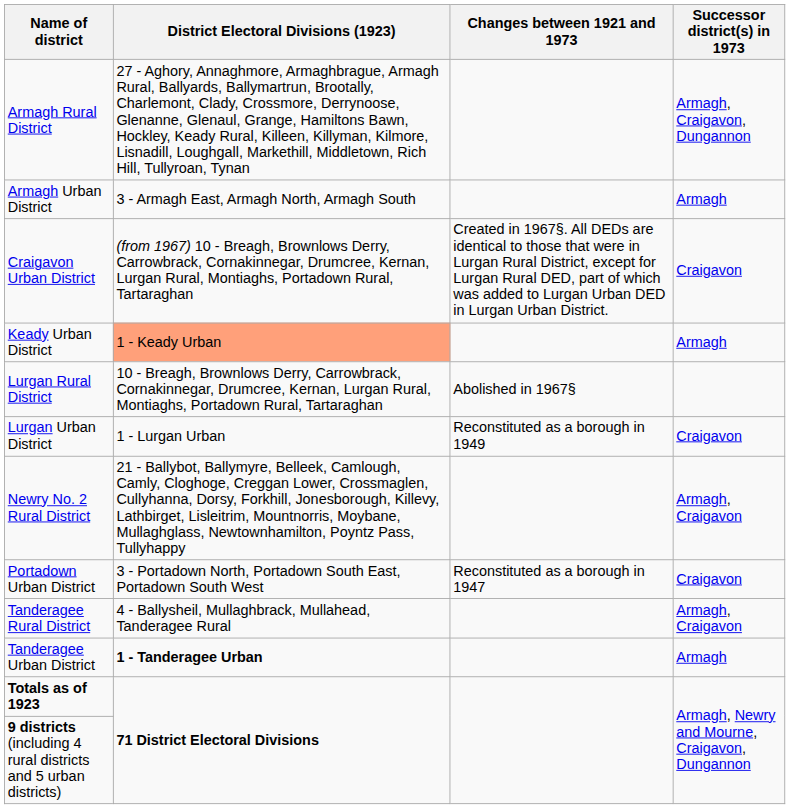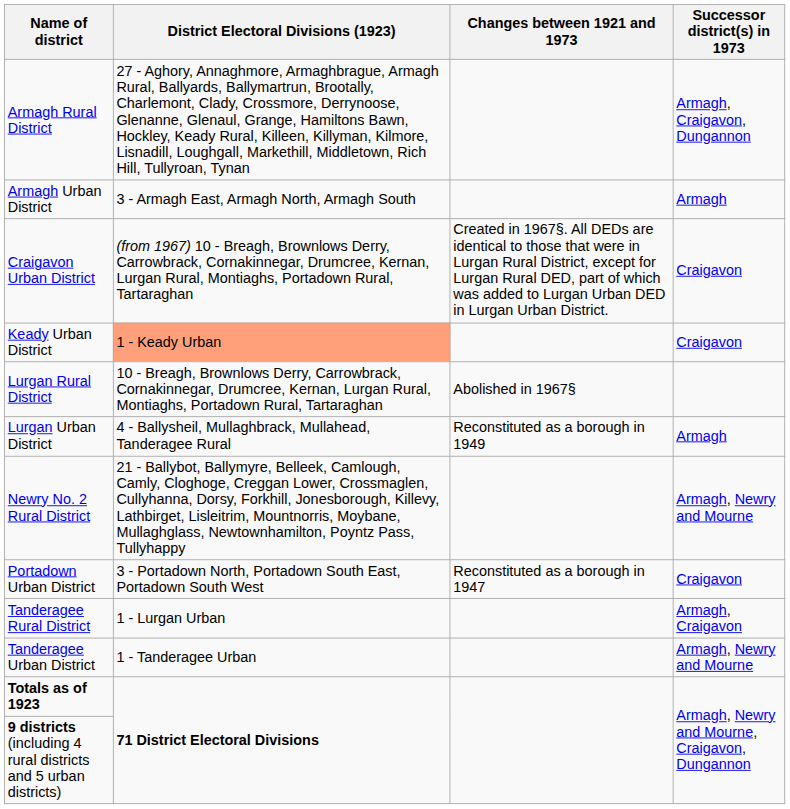(701, 342) Armagh -> (709, 342) Craigavon
(171, 436) 1 - Lurgan Urban -> (243, 436) 4 - Ballysheil, Mullaghbrack, Mullahead, Tanderagee Rural
(709, 436) Craigavon -> (701, 436) Armagh
(709, 507) Armagh, Craigavon -> (726, 507) Armagh, Newry and Mourne
(243, 618) 4 - Ballysheil, Mullaghbrack, Mullahead, Tanderagee Rural -> (171, 618) 1 - Lurgan Urban
(190, 657) bold -> (186, 657) normal
(701, 657) Armagh -> (726, 657) Armagh, Newry and Mourne
